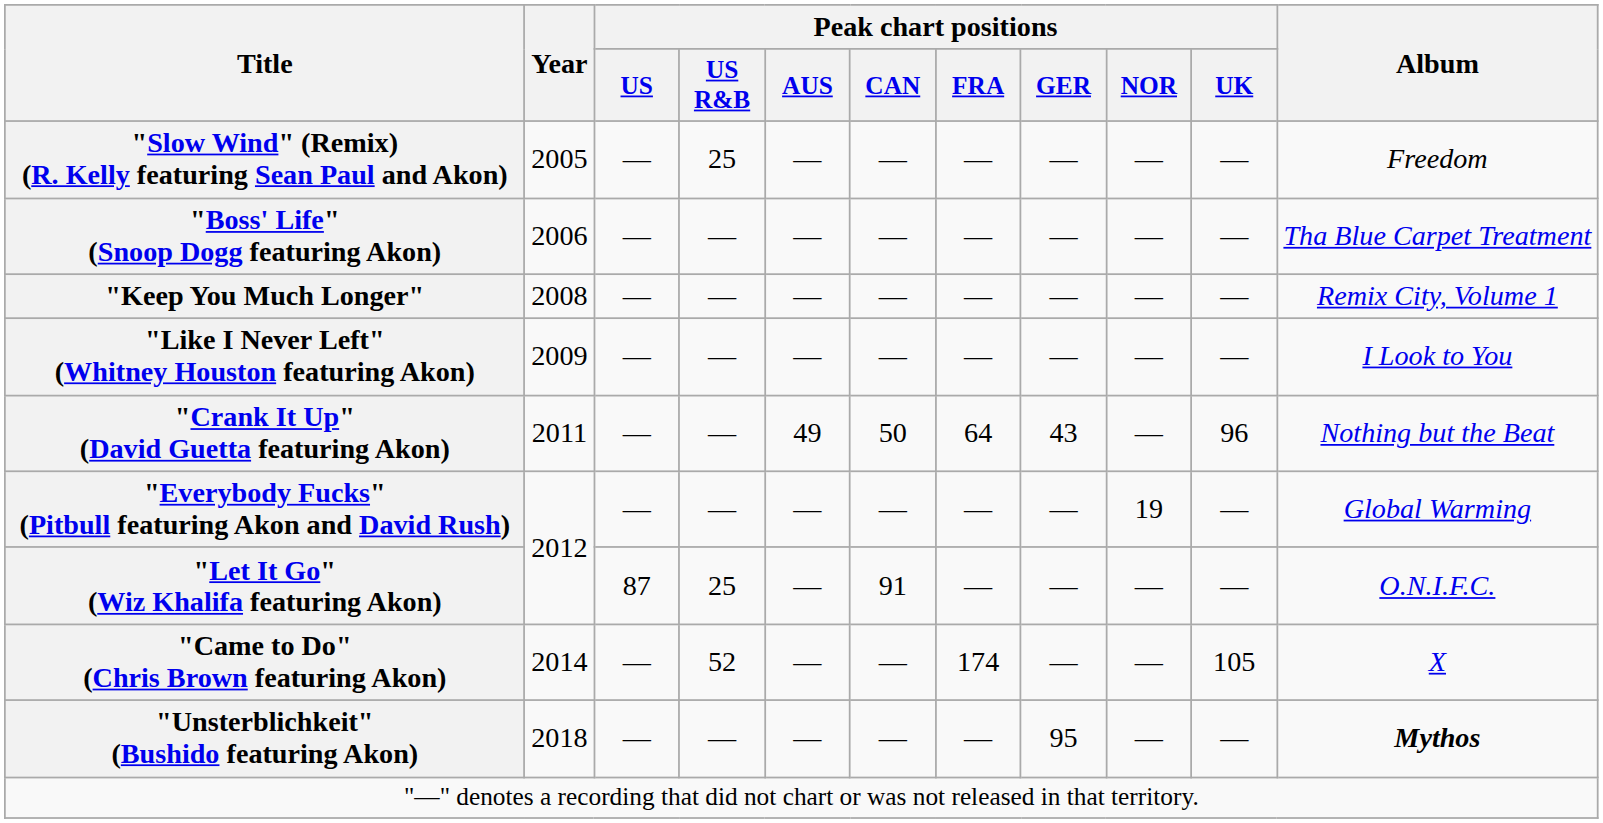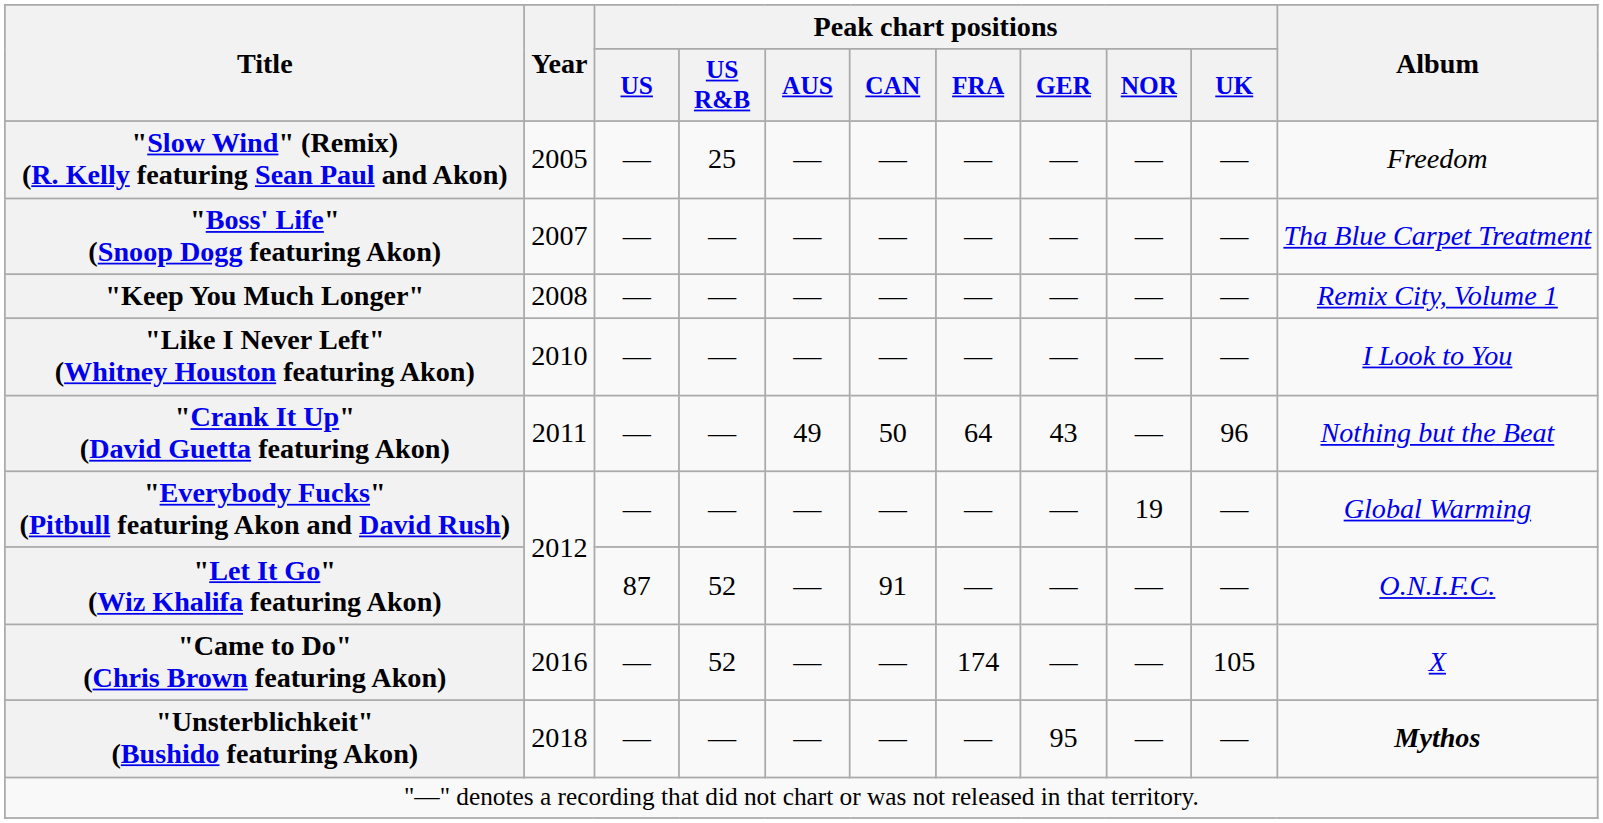(559, 235) 2006 -> (559, 235) 2007
(559, 356) 2009 -> (559, 356) 2010
(722, 585) 25 -> (722, 585) 52
(559, 661) 2014 -> (559, 661) 2016
